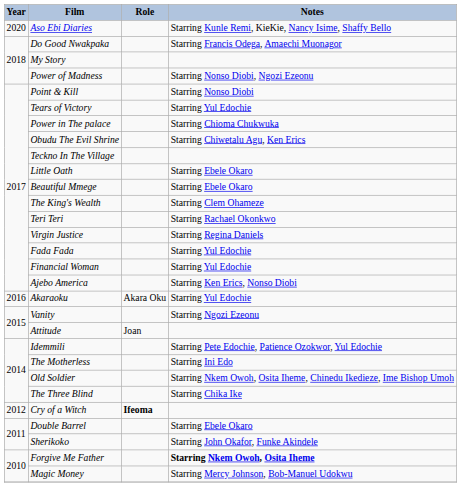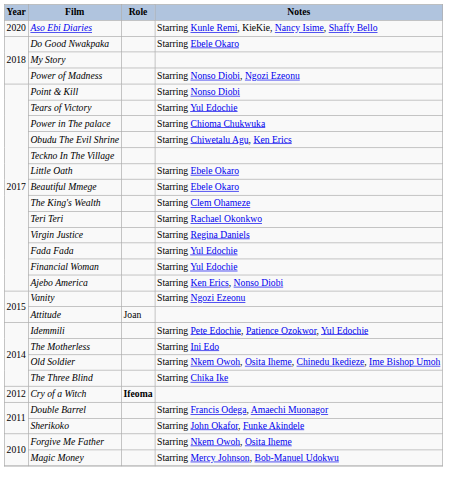(256, 44) Starring Francis Odega, Amaechi Muonagor -> (198, 44) Starring Ebele Okaro
- row: (49, 299)
(212, 426) Starring Ebele Okaro -> (243, 410) Starring Francis Odega, Amaechi Muonagor
(243, 458) bold -> (224, 442) normal
